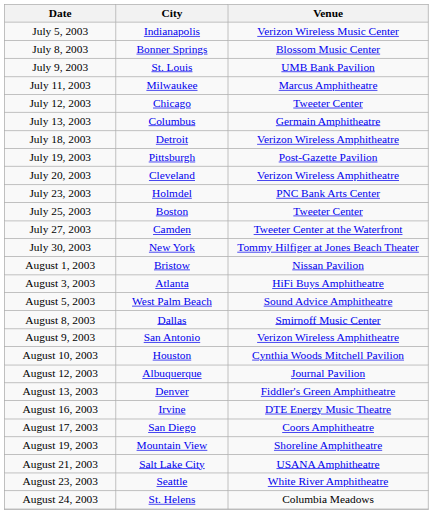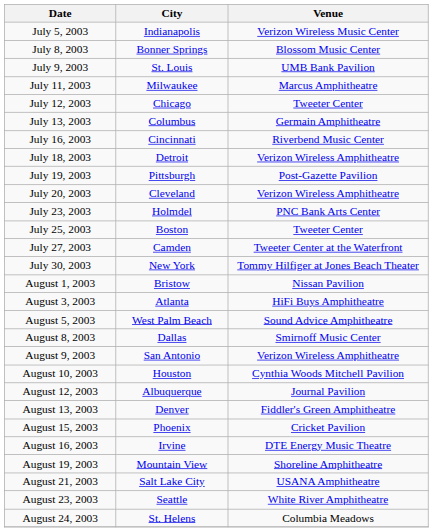+ row: (60, 139)
+ row: (60, 427)
- row: (60, 427)
